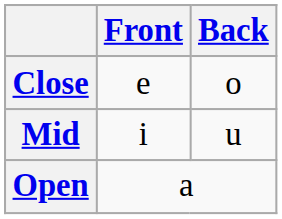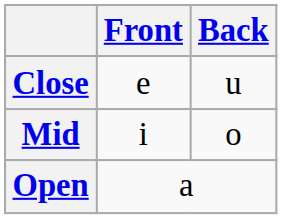(233, 82) o -> (233, 82) u
(233, 133) u -> (233, 133) o
